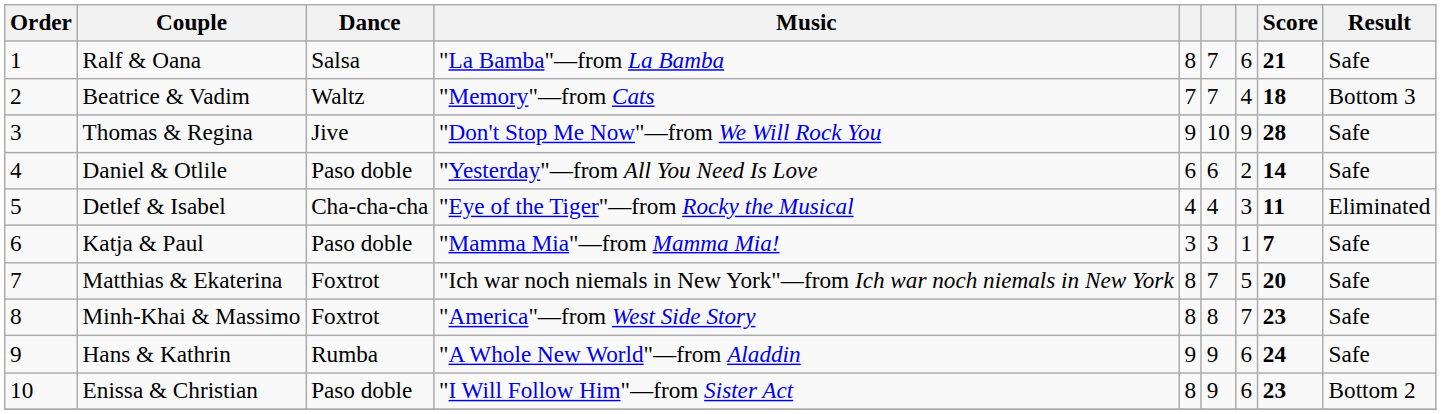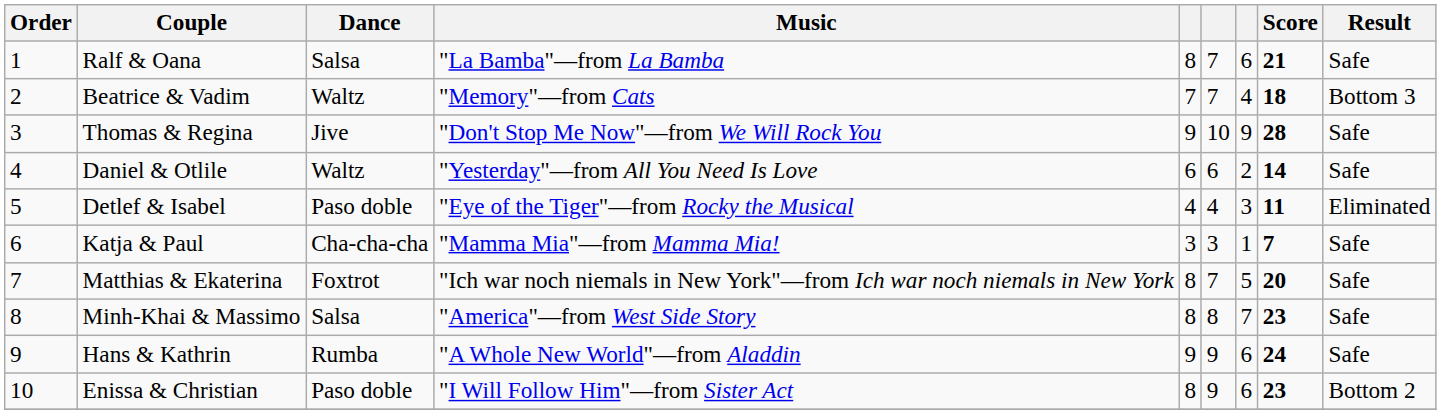(362, 170) Paso doble -> (338, 170) Waltz
(370, 206) Cha-cha-cha -> (362, 206) Paso doble
(362, 243) Paso doble -> (370, 243) Cha-cha-cha
(345, 317) Foxtrot -> (336, 317) Salsa
